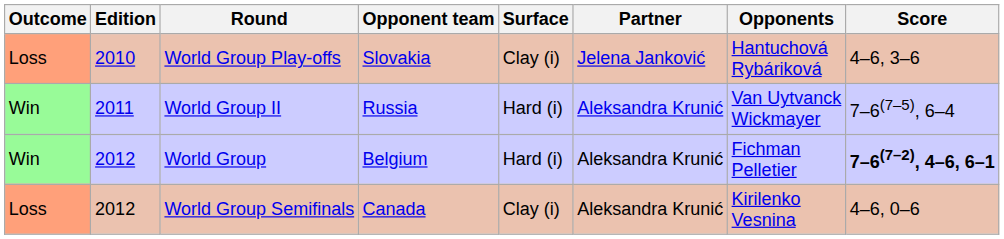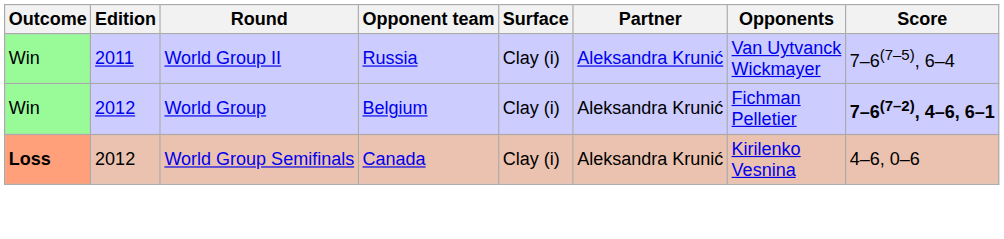- row: (253, 58)
(533, 108) Hard (i) -> (531, 58) Clay (i)
(533, 158) Hard (i) -> (531, 108) Clay (i)
(28, 208) normal -> (30, 158) bold
